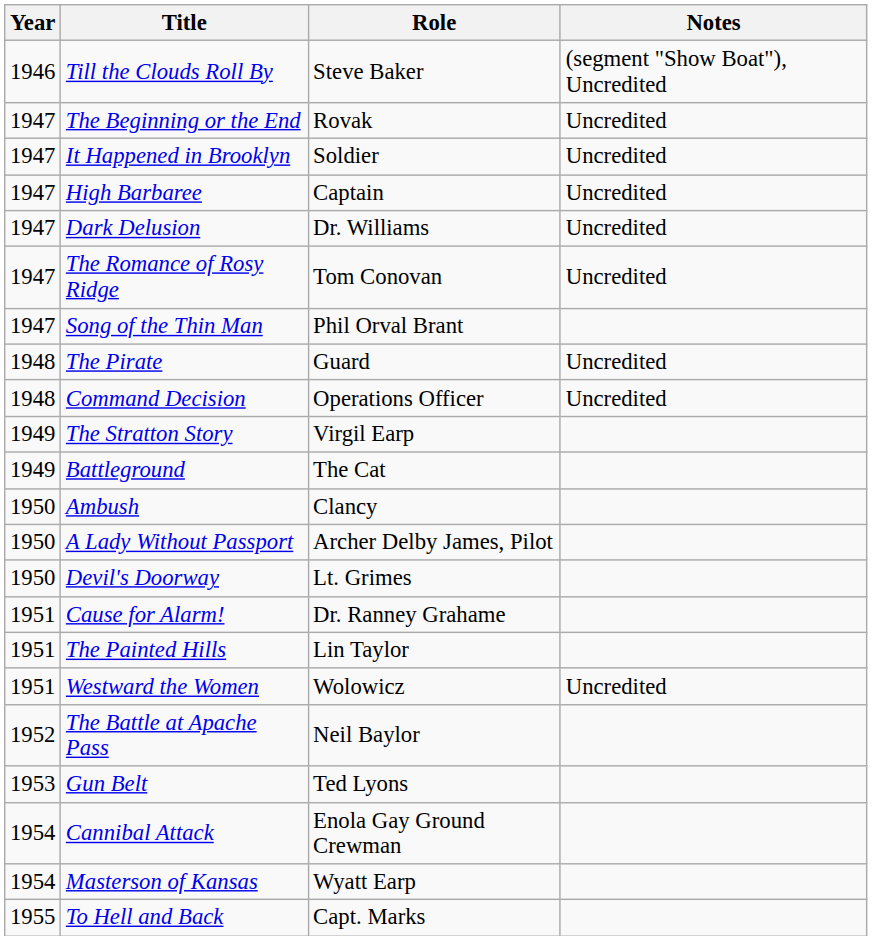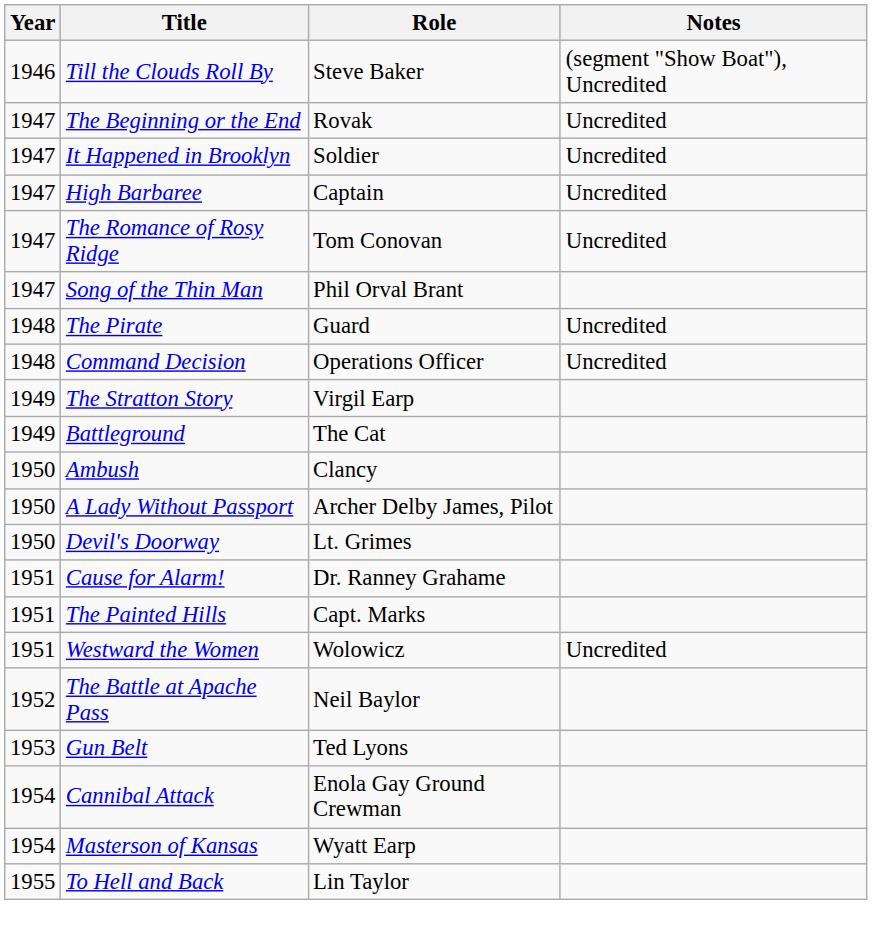- row: (133, 228)
(361, 650) Lin Taylor -> (369, 614) Capt. Marks
(369, 917) Capt. Marks -> (361, 881) Lin Taylor
